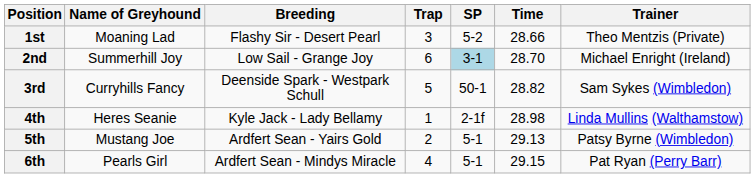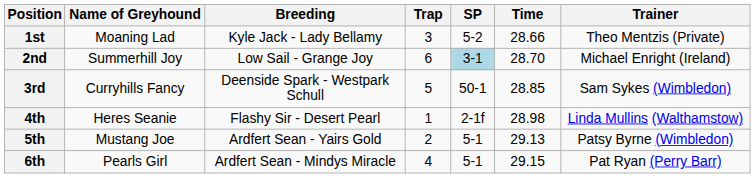(305, 37) Flashy Sir - Desert Pearl -> (305, 37) Kyle Jack - Lady Bellamy
(528, 88) 28.82 -> (528, 88) 28.85
(305, 118) Kyle Jack - Lady Bellamy -> (305, 118) Flashy Sir - Desert Pearl
